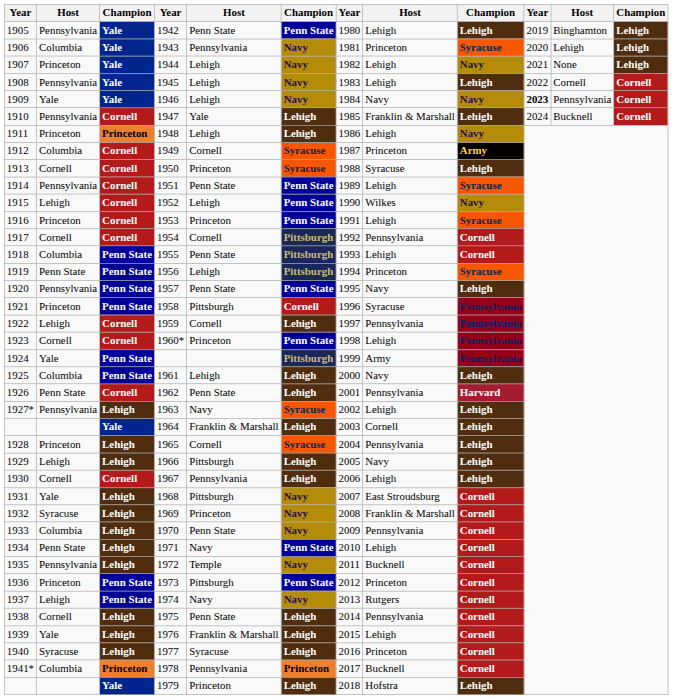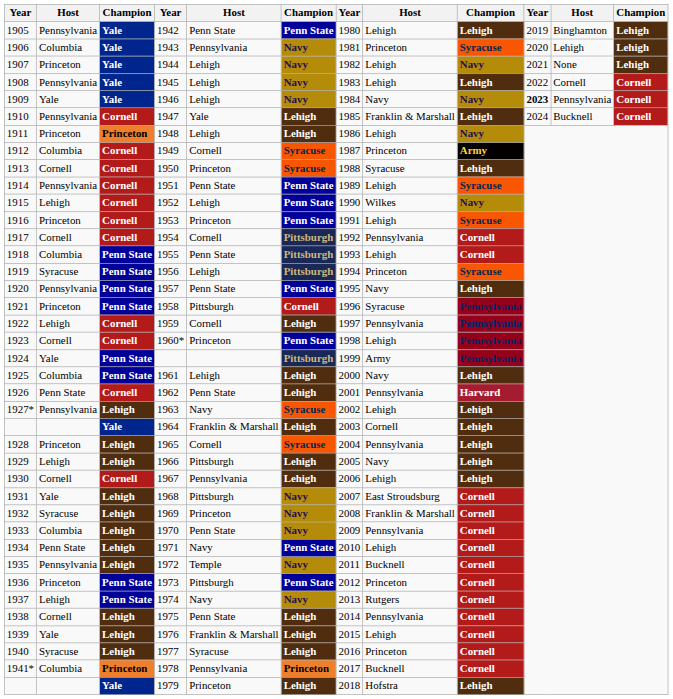(62, 271) Penn State -> (59, 271) Syracuse
